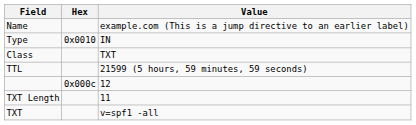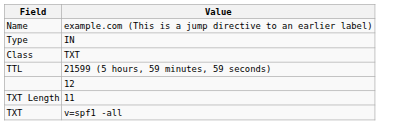- column: (80, 12)
